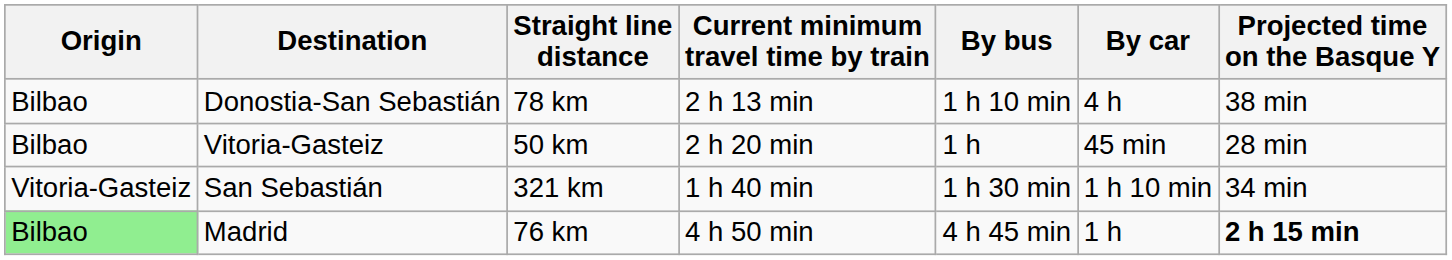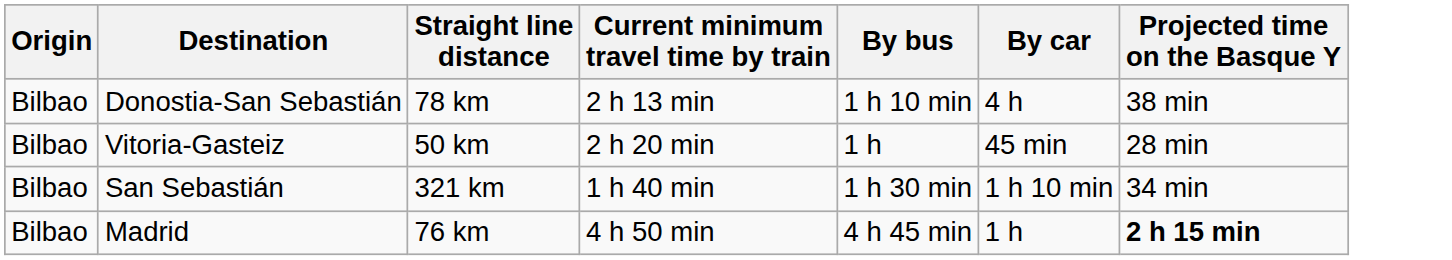(101, 188) Vitoria-Gasteiz -> (49, 188) Bilbao
(49, 231) lightgreen background -> (49, 231) no background
